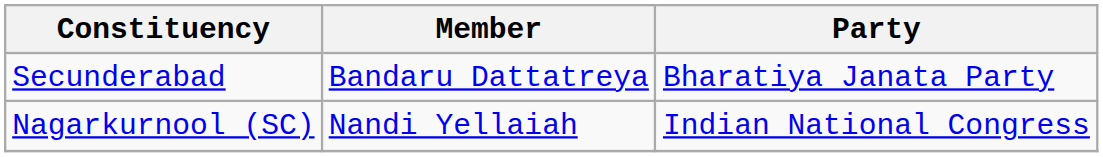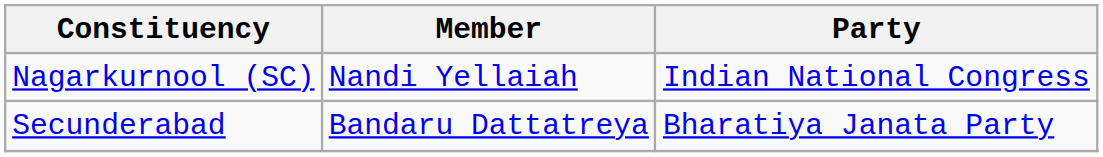rows swapped: (163, 126) <-> (119, 78)
